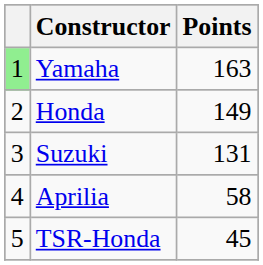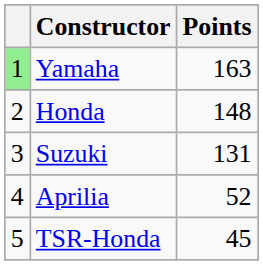(232, 111) 149 -> (232, 111) 148
(239, 196) 58 -> (239, 196) 52
